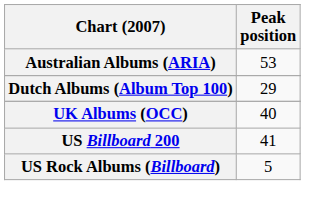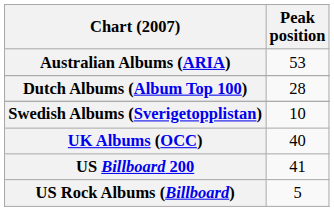(268, 88) 29 -> (298, 88) 28
+ row: (135, 114)
